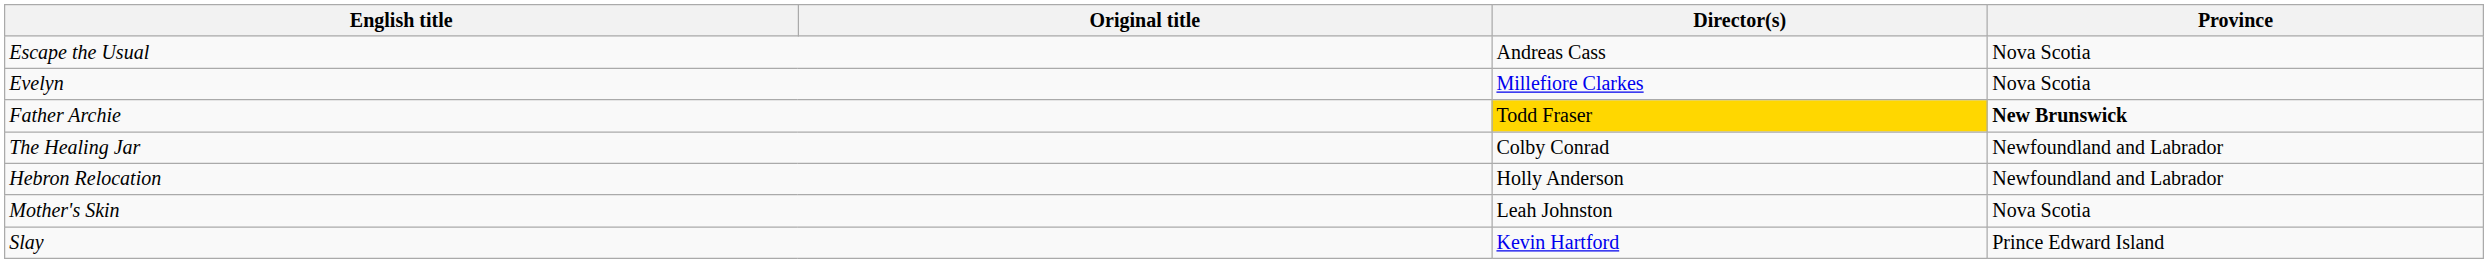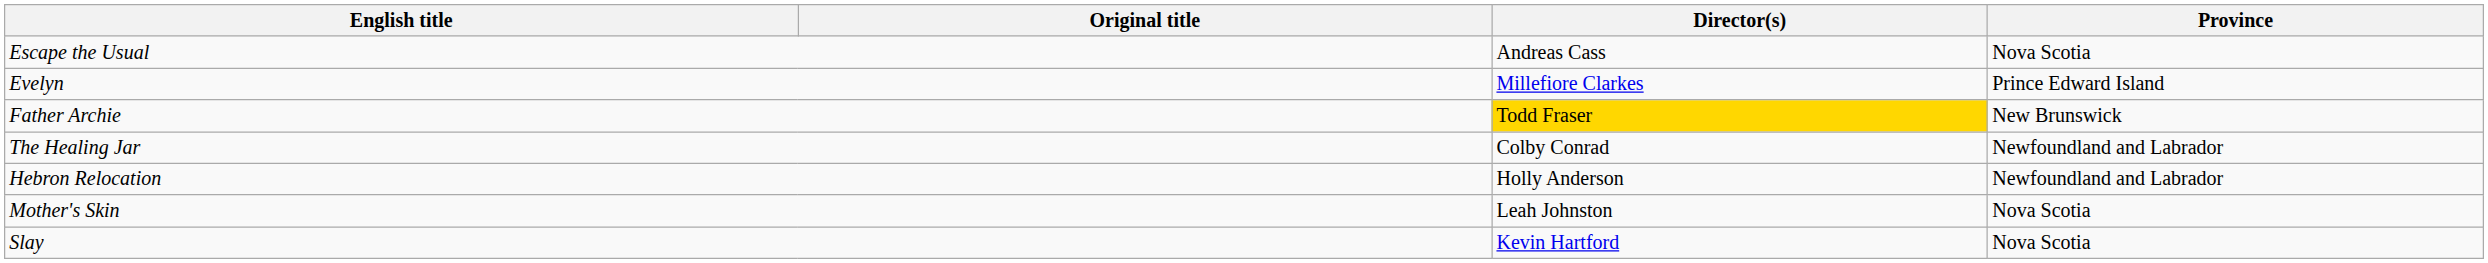(2041, 83) Nova Scotia -> (2078, 83) Prince Edward Island
(2060, 115) bold -> (2057, 115) normal
(2078, 242) Prince Edward Island -> (2041, 242) Nova Scotia
